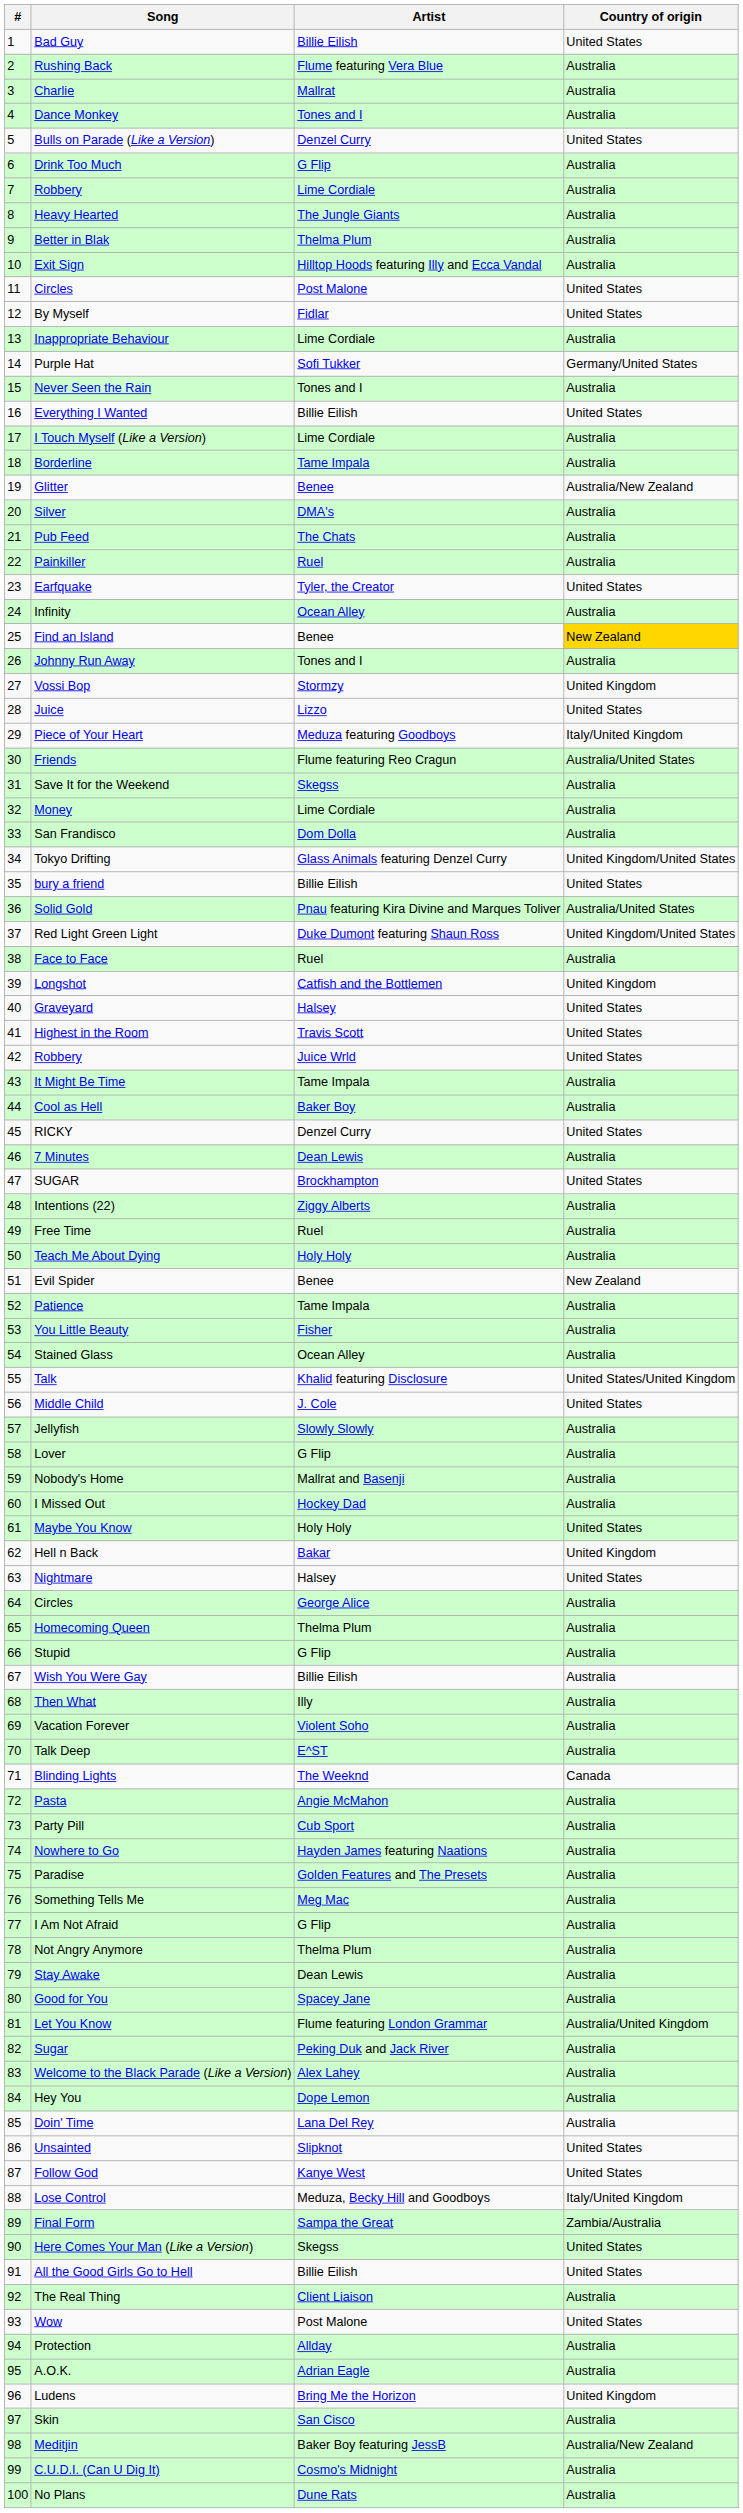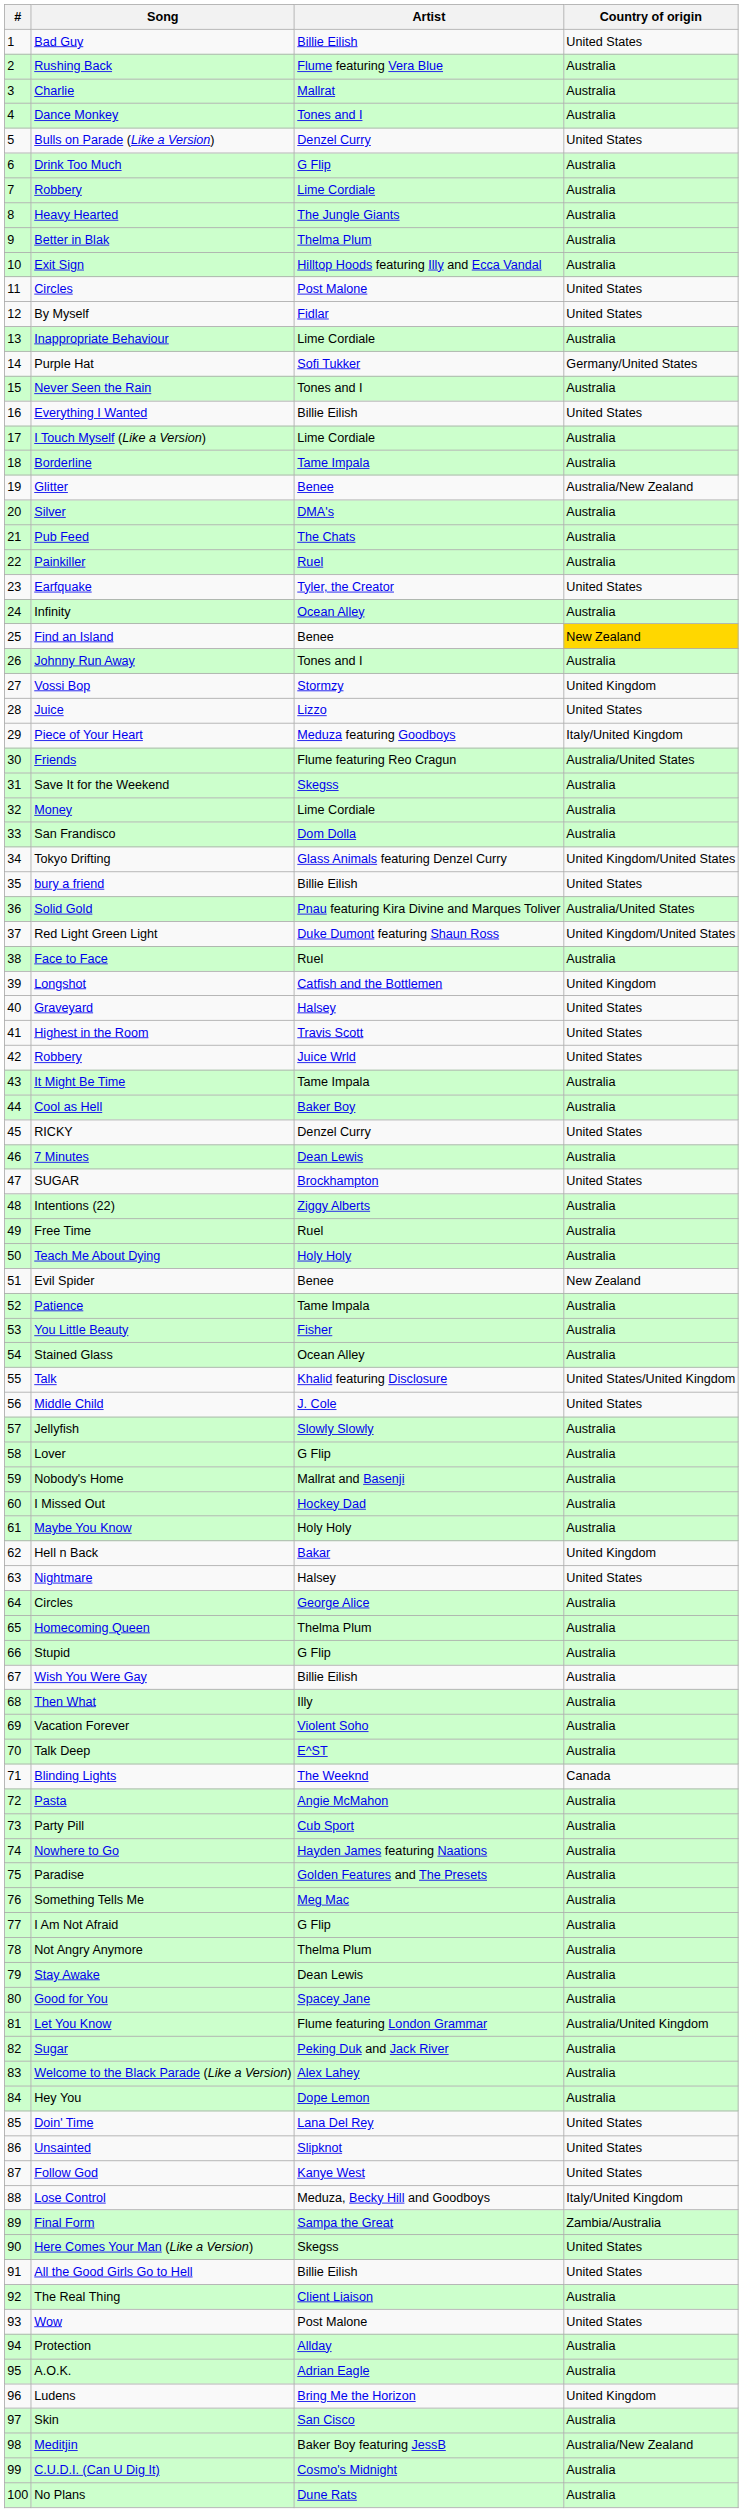(604, 1528) United States -> (591, 1528) Australia
(591, 2123) Australia -> (604, 2123) United States
